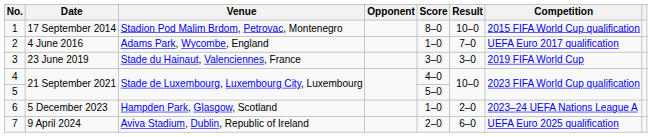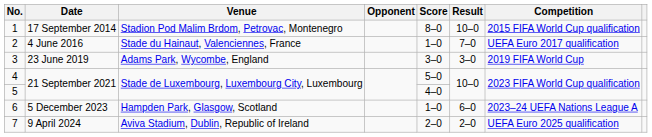(195, 44) Adams Park, Wycombe, England -> (211, 44) Stade du Hainaut, Valenciennes, France
(211, 60) Stade du Hainaut, Valenciennes, France -> (195, 60) Adams Park, Wycombe, England
(433, 76) 4–0 -> (433, 76) 5–0
(433, 92) 5–0 -> (433, 92) 4–0
(468, 108) 2–0 -> (468, 108) 6–0
(468, 124) 6–0 -> (468, 124) 2–0
